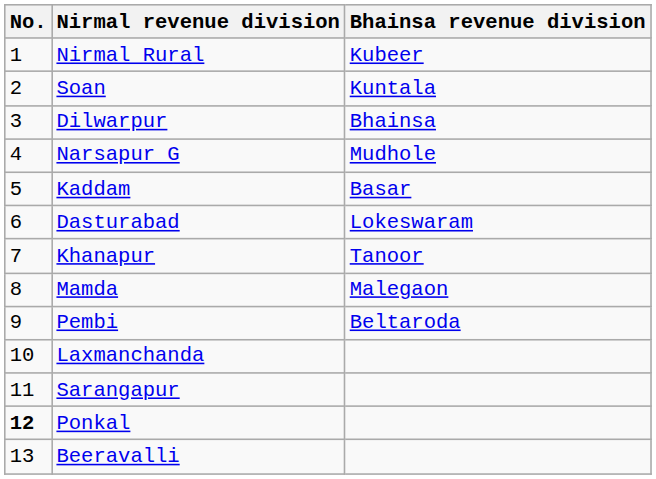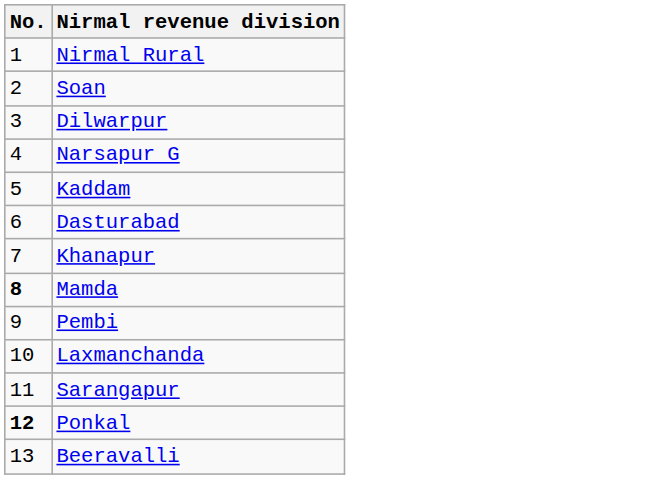- column: (498, 22)
(16, 289) normal -> (16, 289) bold
